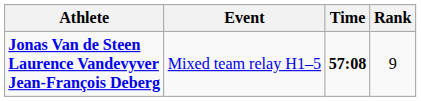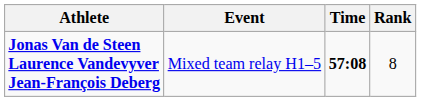(393, 63) 9 -> (393, 63) 8
